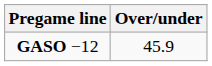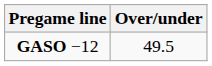(159, 46) 45.9 -> (159, 46) 49.5
